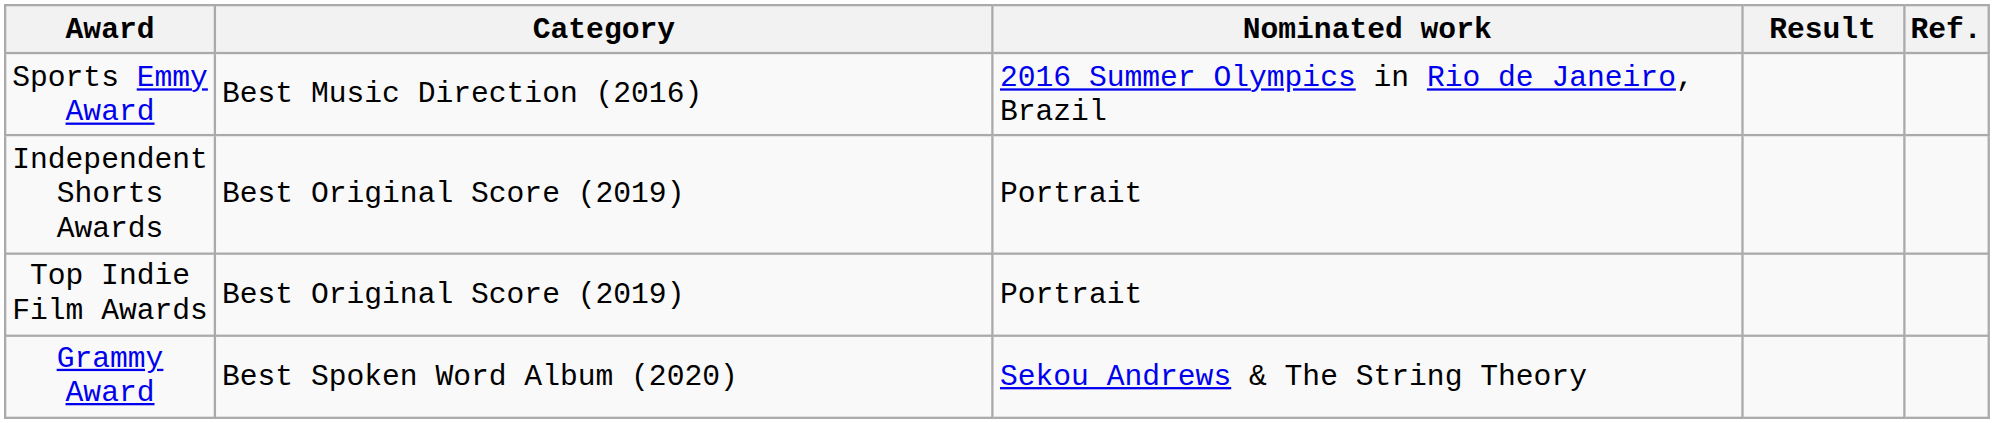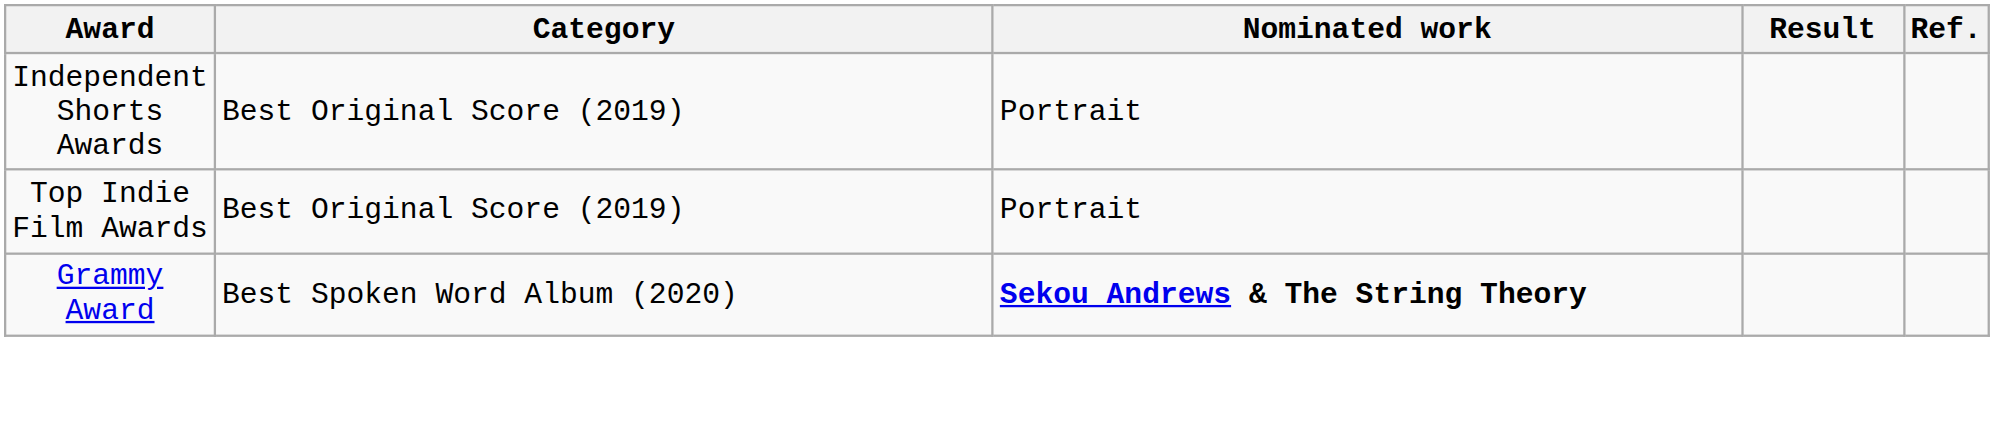- row: (110, 95)
(1293, 376) normal -> (1293, 294) bold
